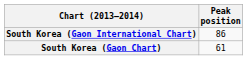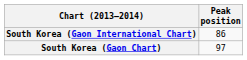(221, 48) 61 -> (221, 48) 97
